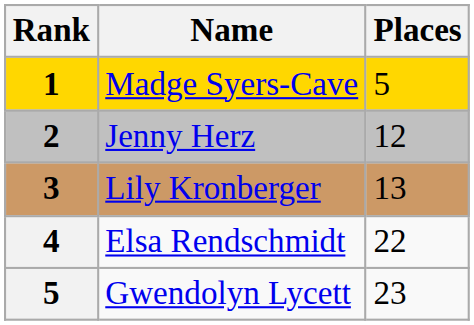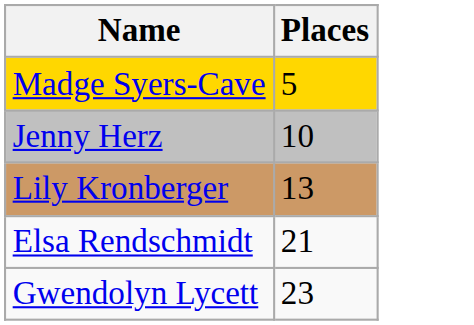- column: (51, 30)
(390, 135) 12 -> (297, 135) 10
(390, 240) 22 -> (297, 240) 21
